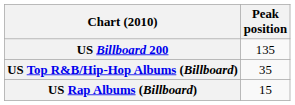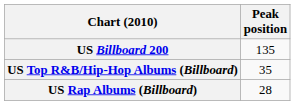(265, 89) 15 -> (265, 89) 28
